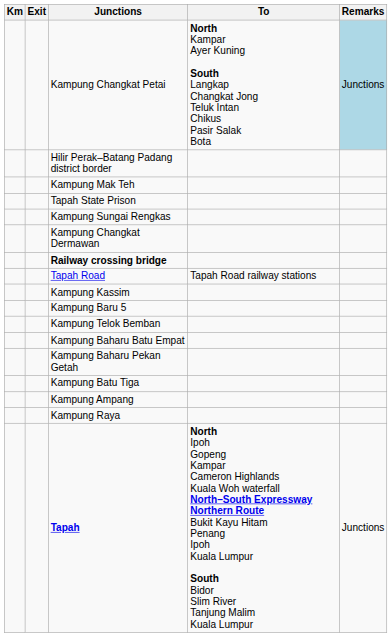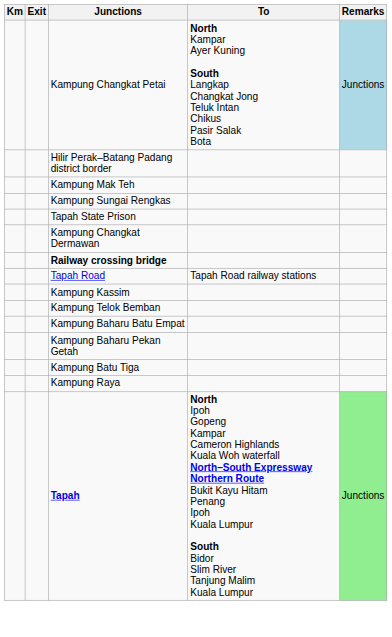rows swapped: (111, 217) <-> (93, 201)
- row: (88, 308)
- row: (92, 399)
(363, 528) no background -> (363, 496) lightgreen background
